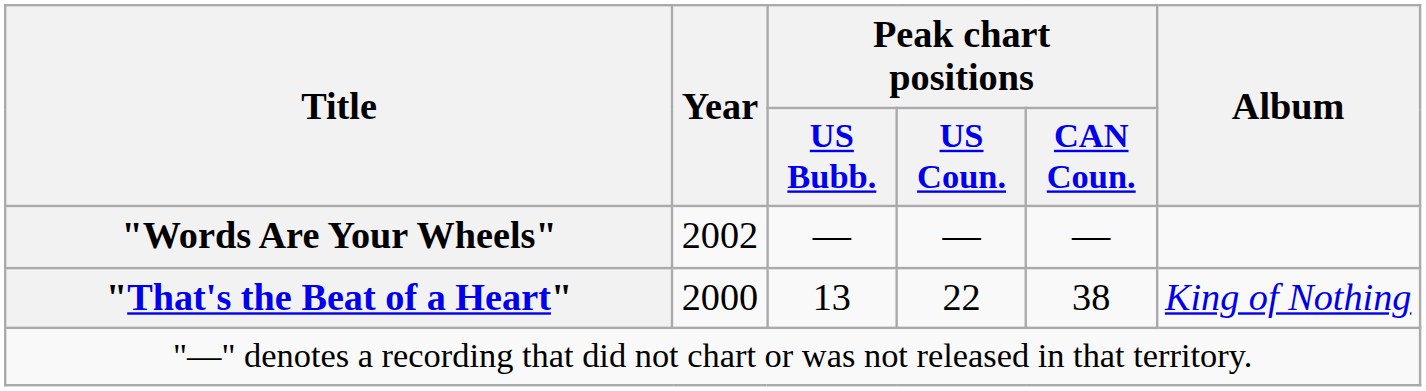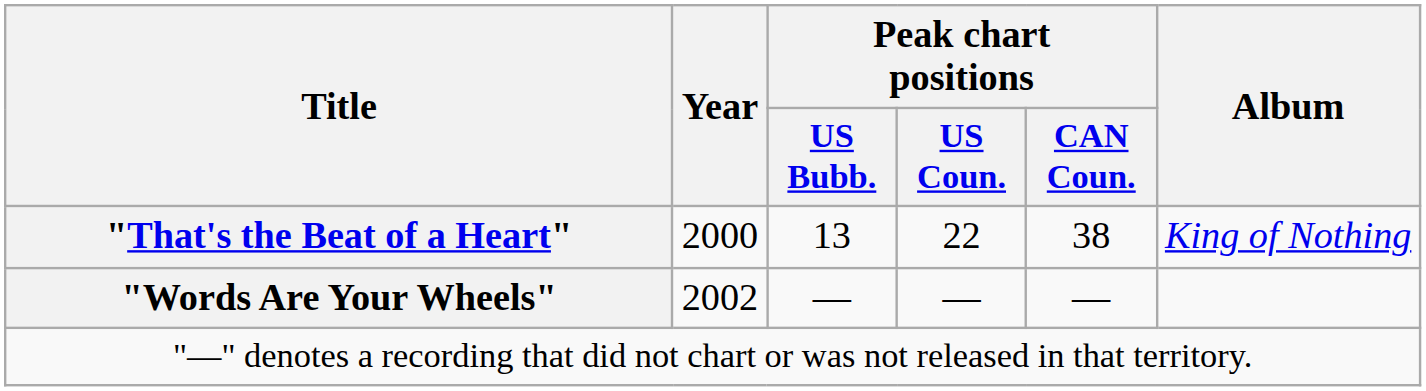rows swapped: (339, 296) <-> (339, 235)
